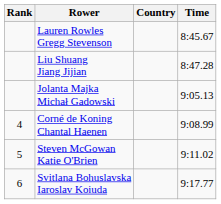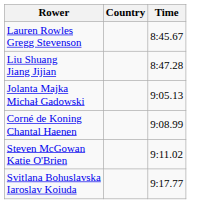- column: (20, 13)
